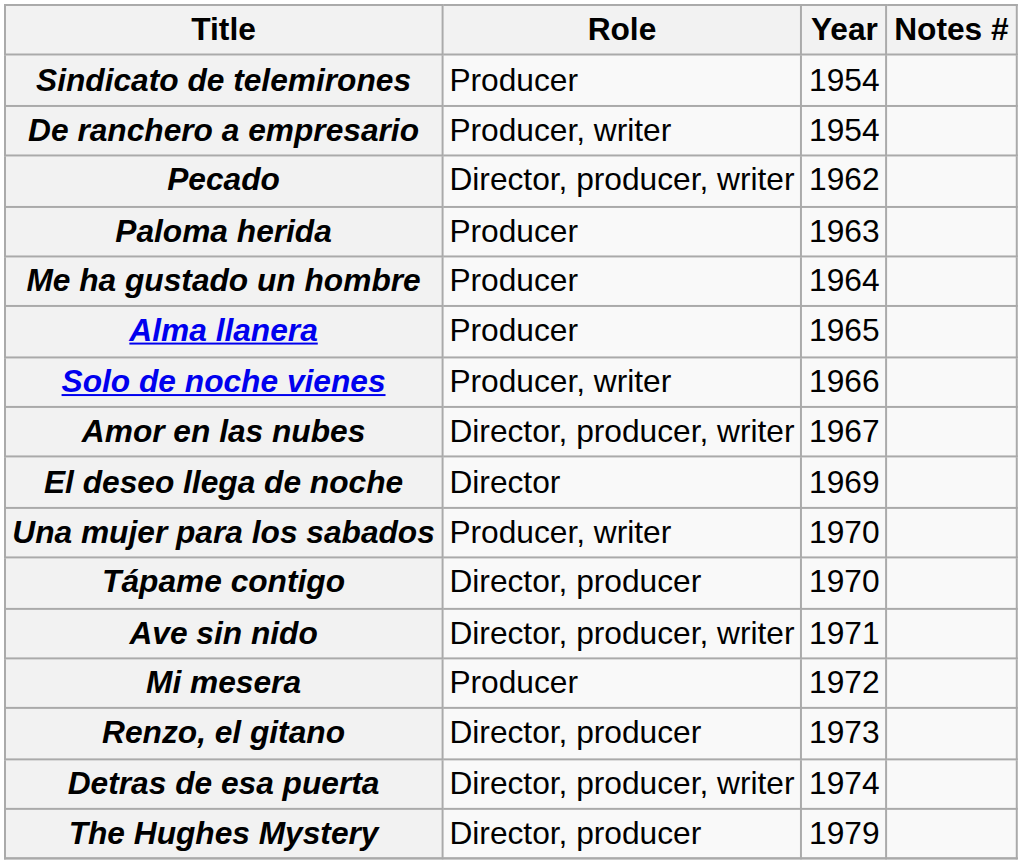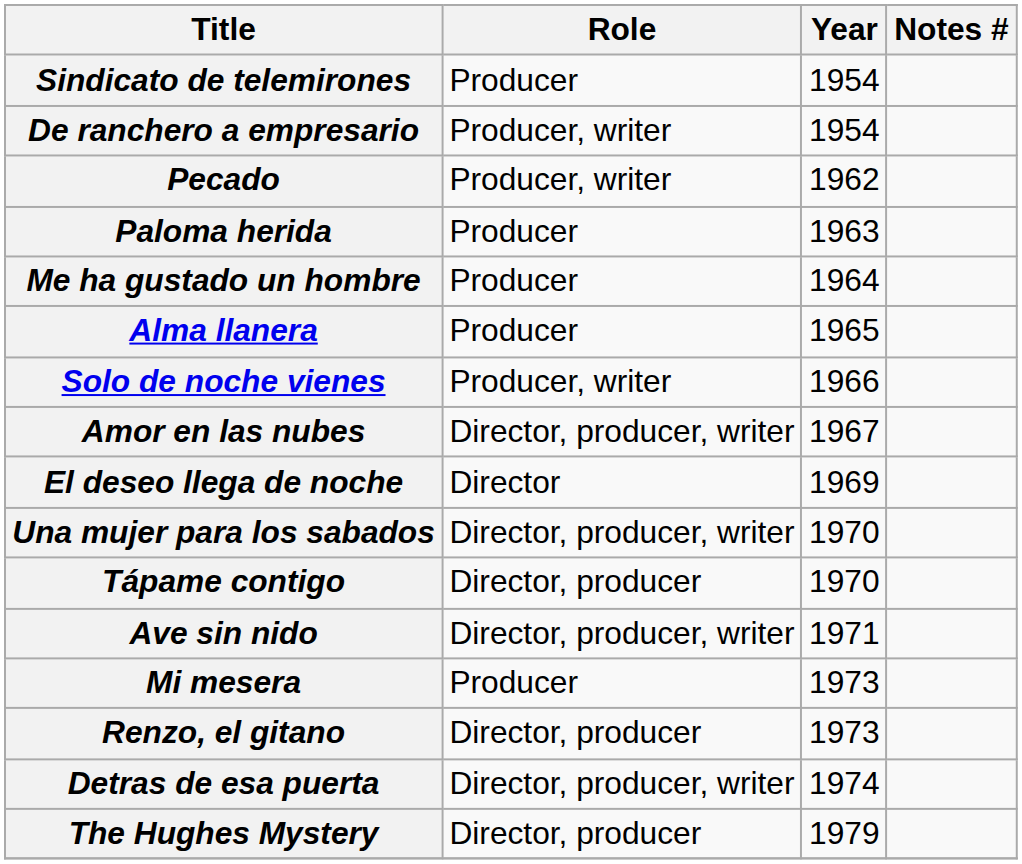(622, 180) Director, producer, writer -> (560, 180) Producer, writer
(560, 532) Producer, writer -> (622, 532) Director, producer, writer
(844, 682) 1972 -> (844, 682) 1973
